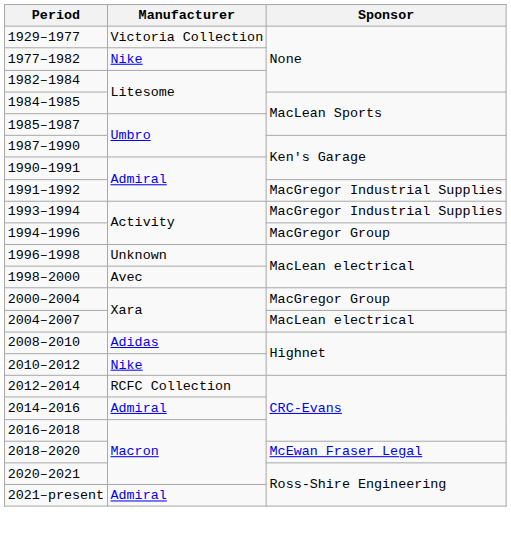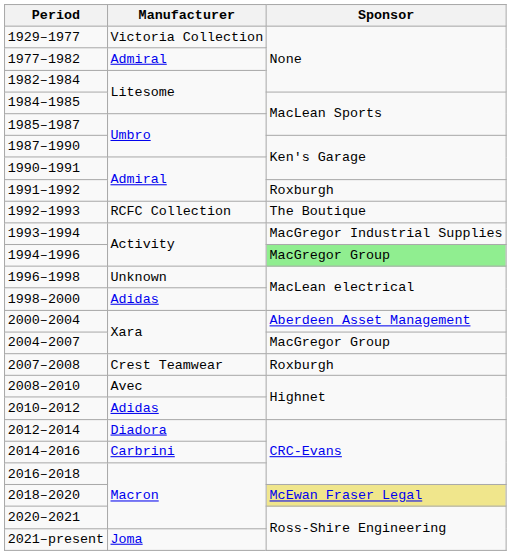(127, 59) Nike -> (139, 59) Admiral
(386, 190) MacGregor Industrial Supplies -> (302, 190) Roxburgh
+ row: (44, 212)
(330, 234) no background -> (330, 255) lightgreen background
(127, 277) Avec -> (135, 299) Adidas
(330, 299) MacGregor Group -> (370, 321) Aberdeen Asset Management
(342, 321) MacLean electrical -> (330, 343) MacGregor Group
+ row: (44, 365)
(135, 343) Adidas -> (127, 386) Avec
(127, 365) Nike -> (135, 408) Adidas
(171, 386) RCFC Collection -> (139, 430) Diadora
(139, 408) Admiral -> (143, 452) Carbrini
(346, 452) no background -> (346, 496) khaki background
(139, 496) Admiral -> (127, 539) Joma
